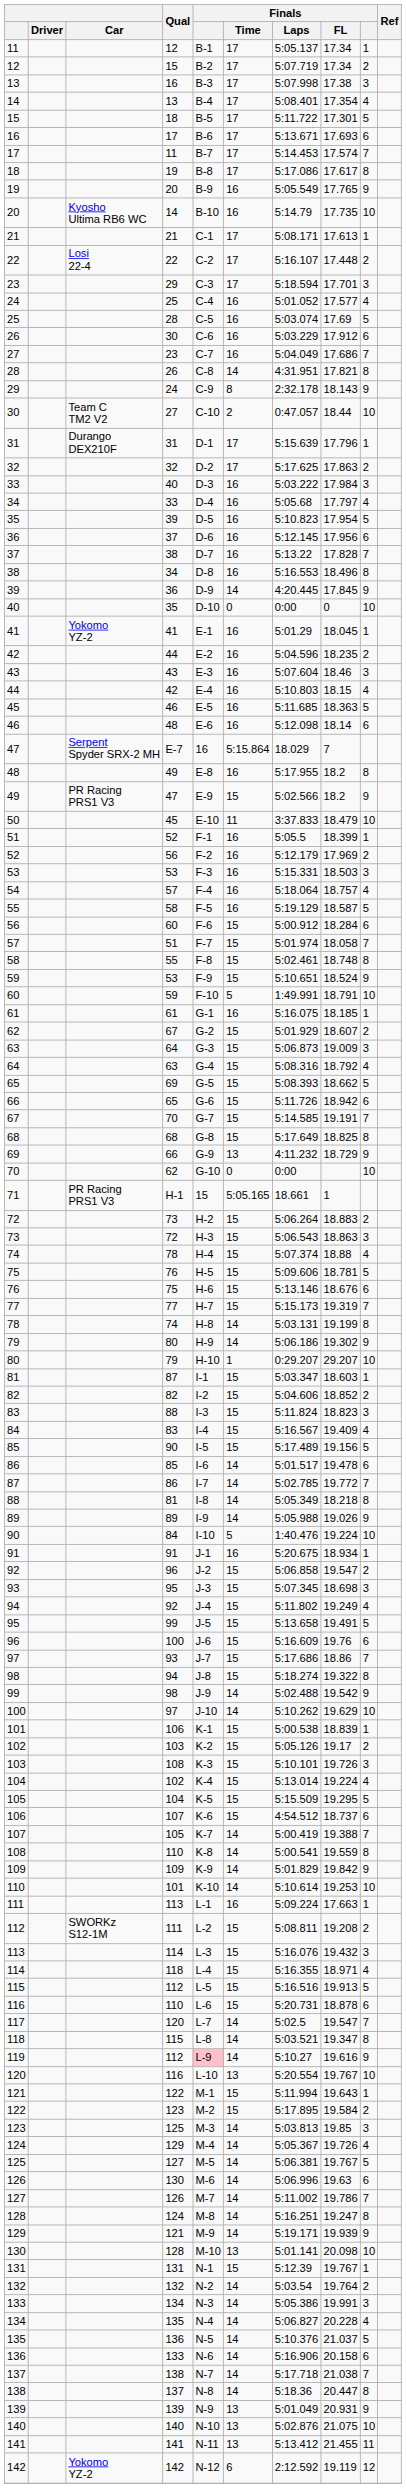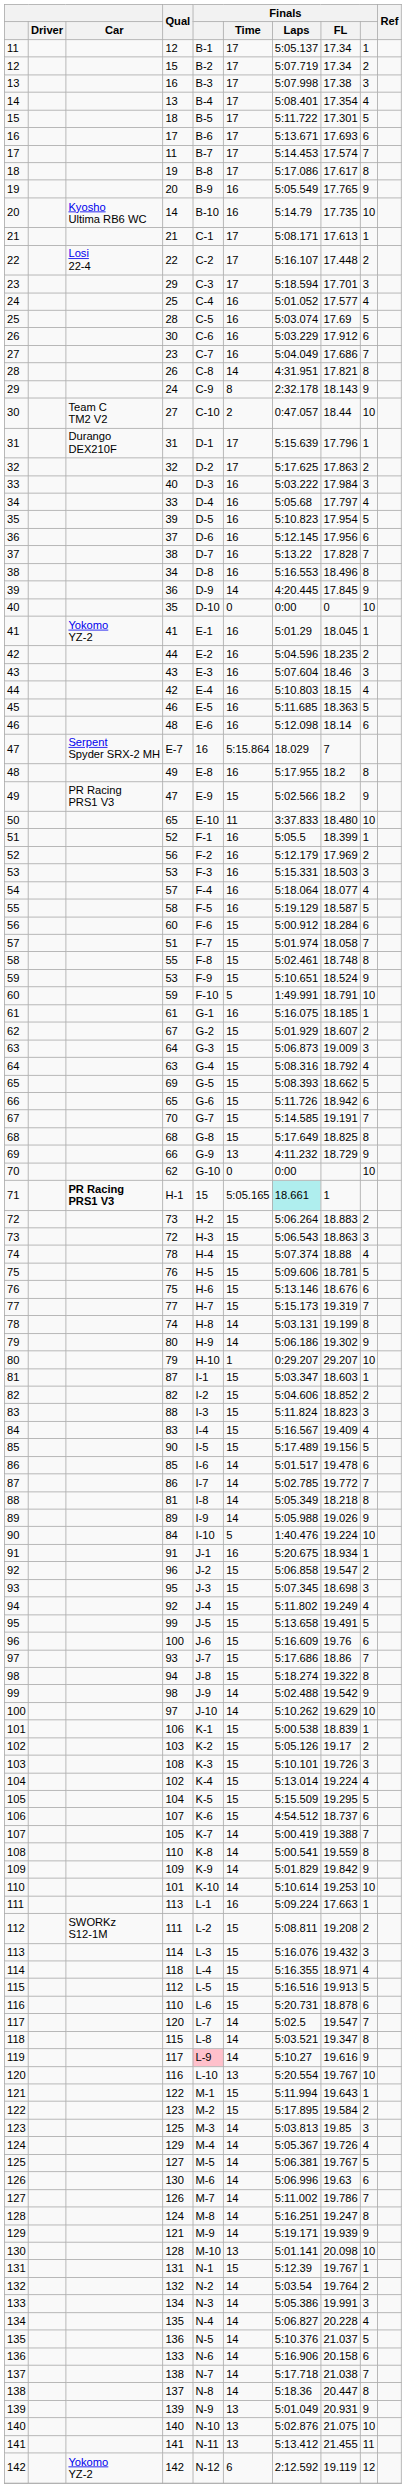(172, 820) 45 -> (172, 820) 65
(341, 820) 18.479 -> (341, 820) 18.480
(341, 890) 18.757 -> (341, 890) 18.077
(95, 1195) normal -> (96, 1195) bold
(292, 1195) no background -> (292, 1195) paleturquoise background
(174, 2057) 112 -> (174, 2057) 117
